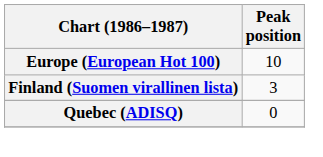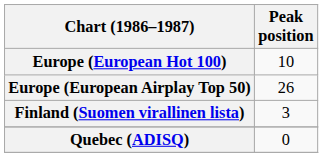+ row: (129, 87)
